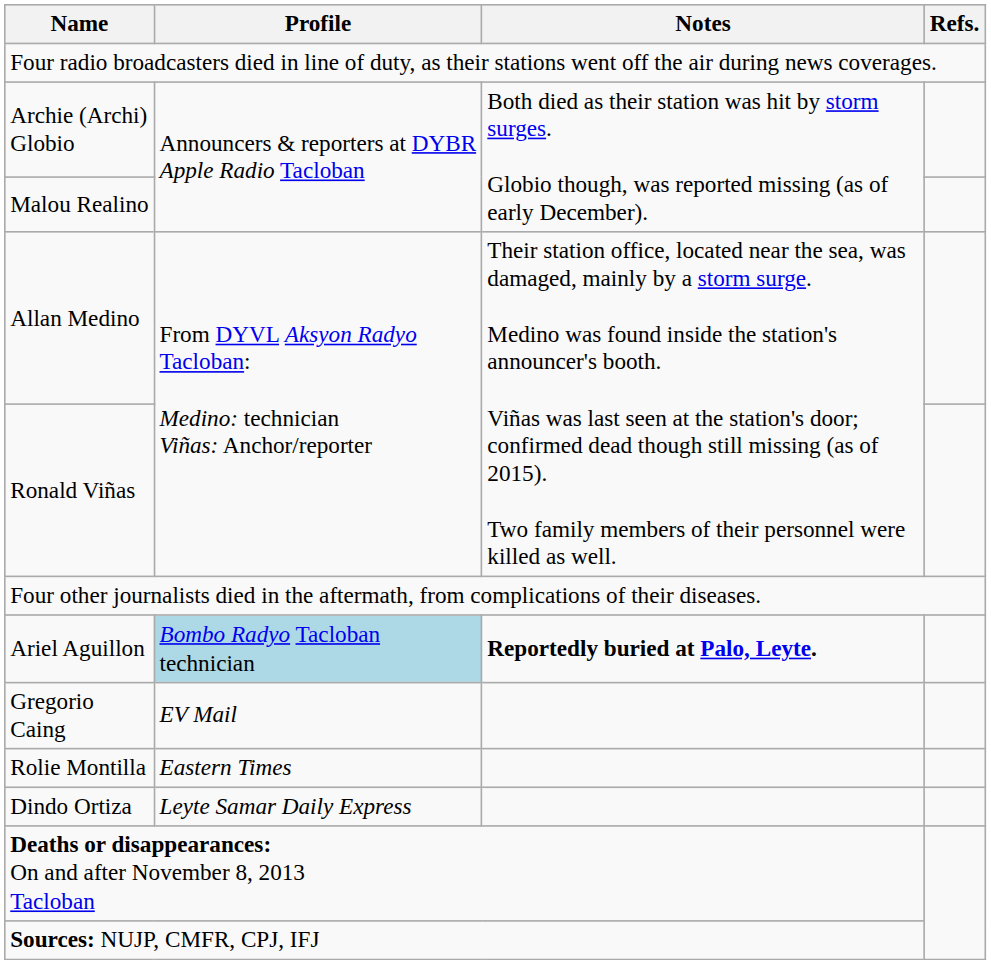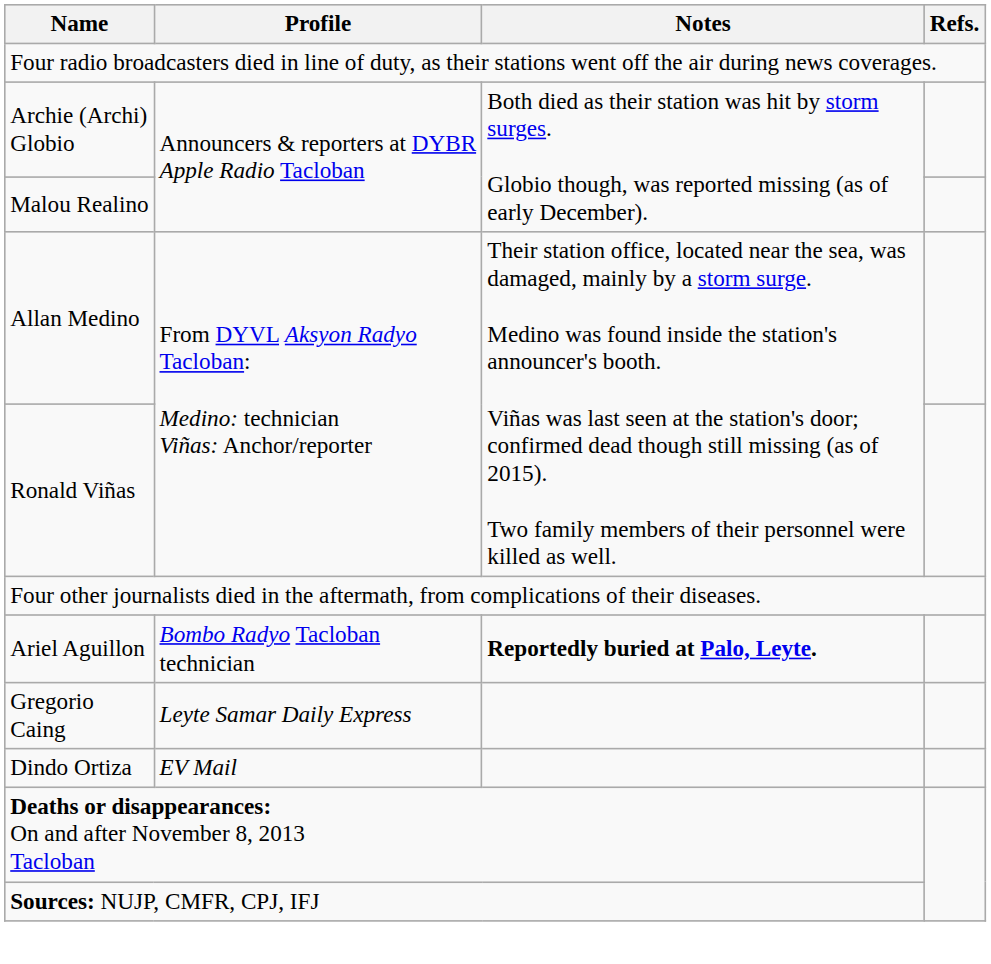(270, 648) lightblue background -> (270, 648) no background
(198, 715) EV Mail -> (286, 715) Leyte Samar Daily Express
- row: (78, 767)
(286, 806) Leyte Samar Daily Express -> (198, 767) EV Mail
